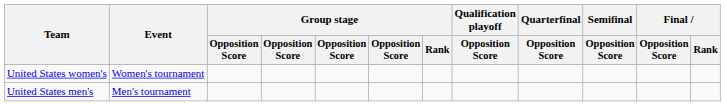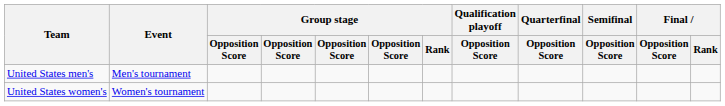rows swapped: (50, 92) <-> (57, 74)
